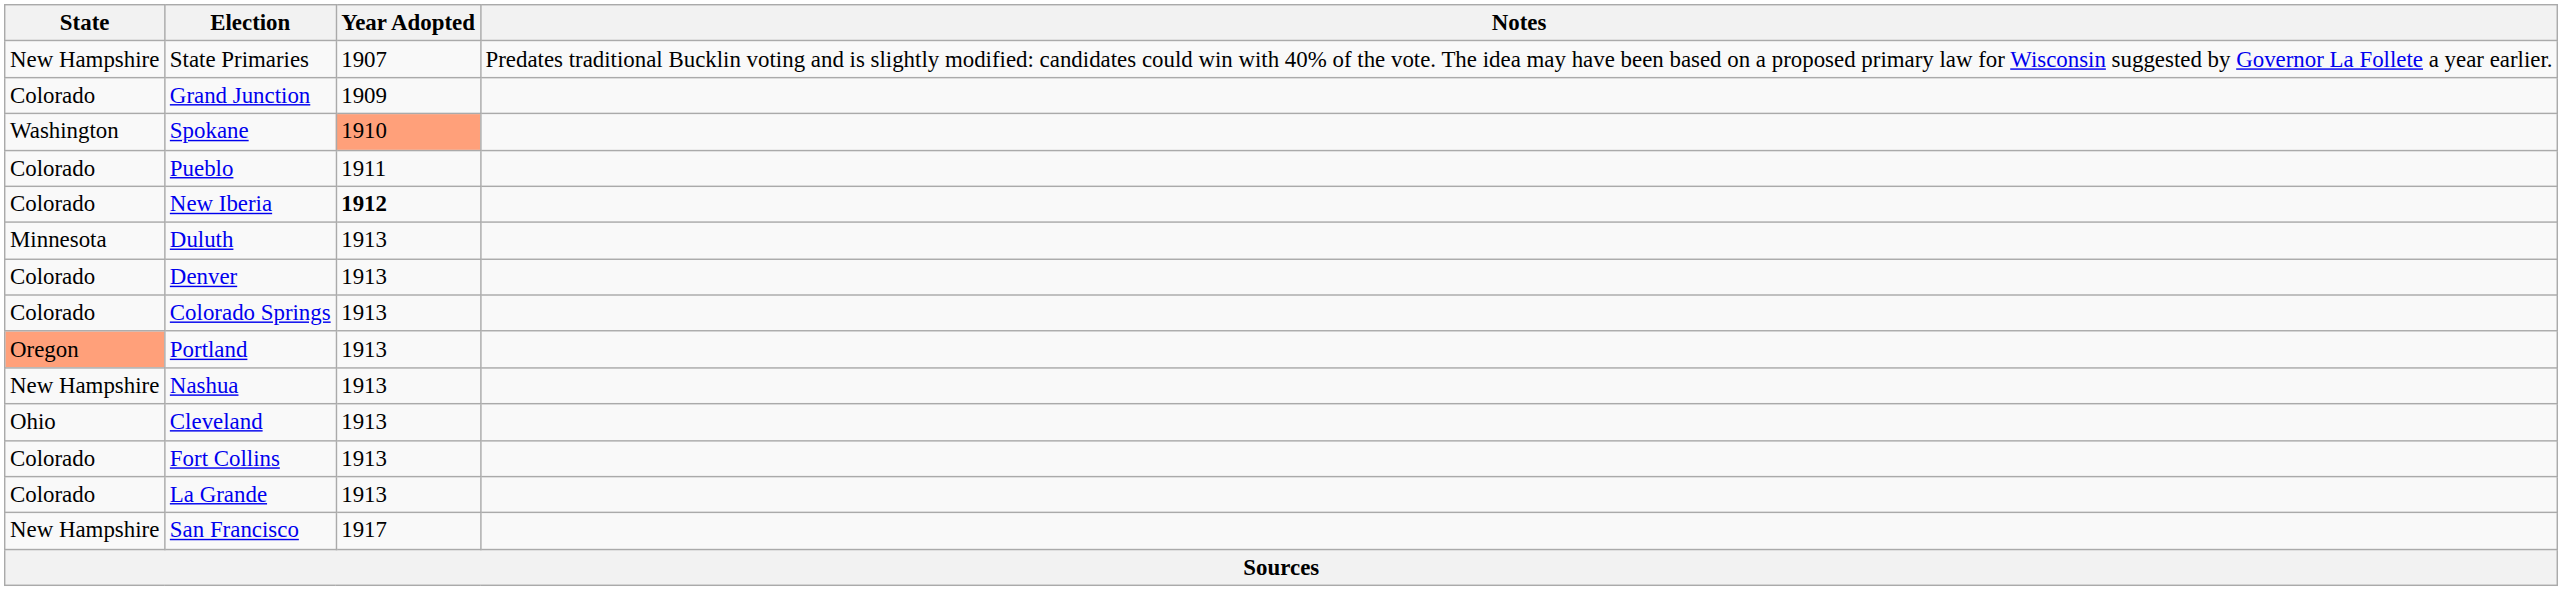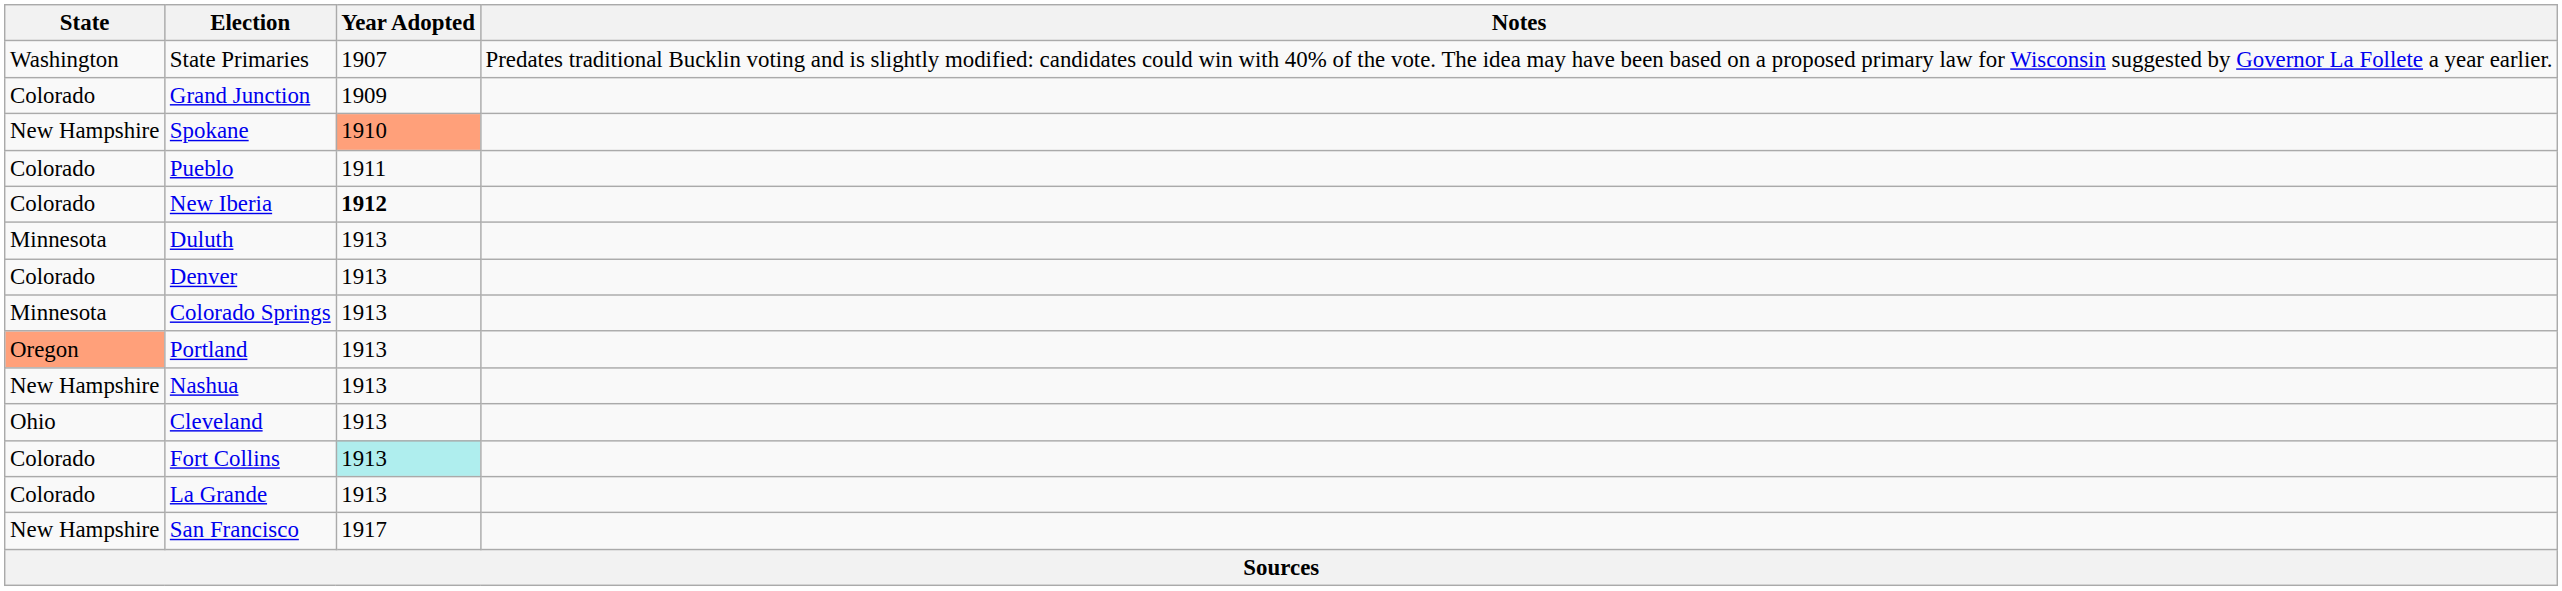(85, 58) New Hampshire -> (64, 58) Washington
(64, 131) Washington -> (85, 131) New Hampshire
(53, 312) Colorado -> (58, 312) Minnesota
(364, 458) no background -> (364, 458) paleturquoise background
